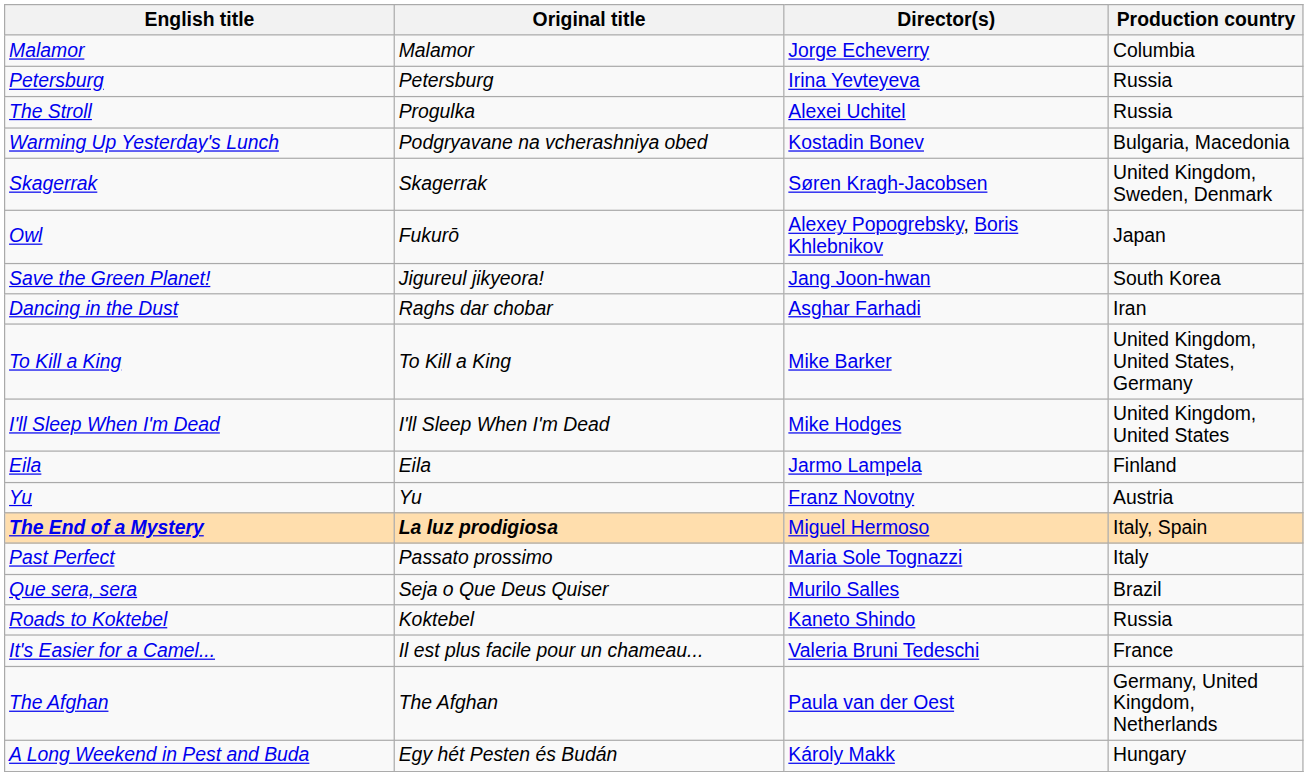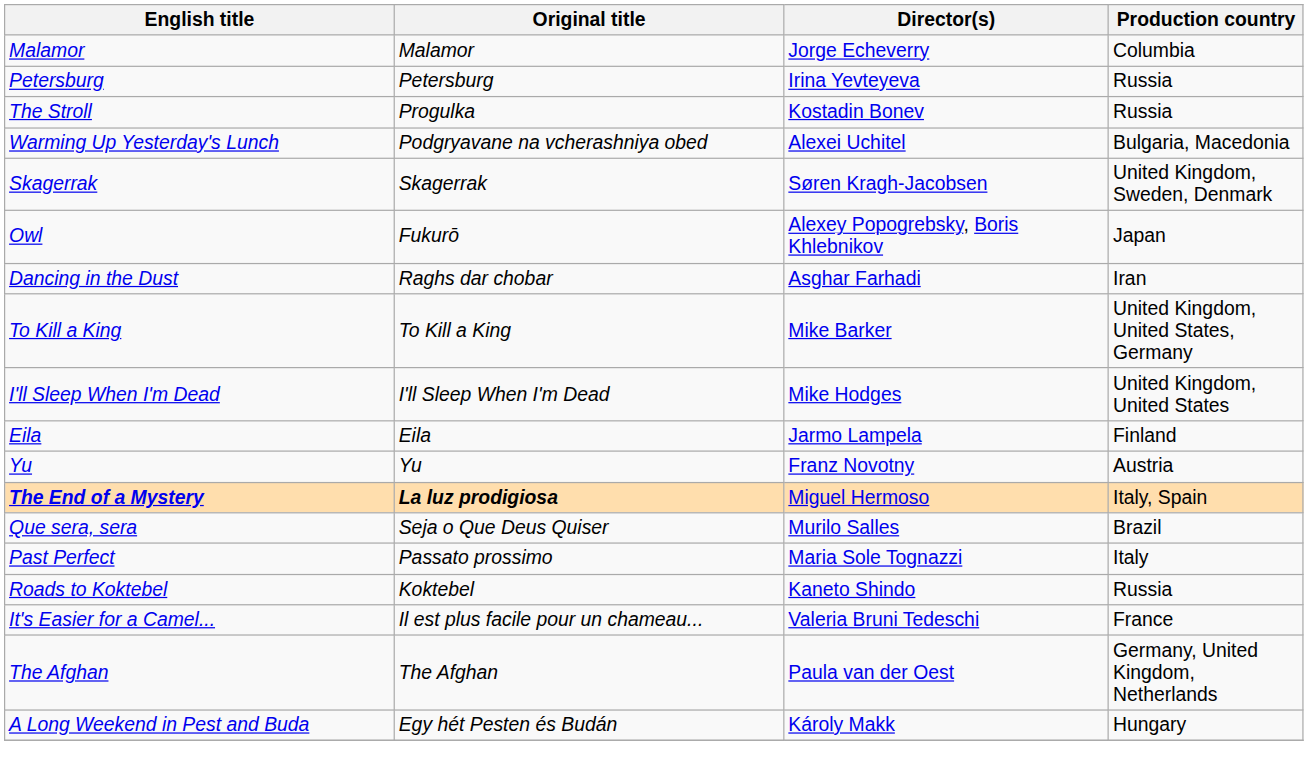(847, 111) Alexei Uchitel -> (856, 111) Kostadin Bonev
(856, 142) Kostadin Bonev -> (847, 142) Alexei Uchitel
- row: (110, 278)
rows swapped: (62, 558) <-> (73, 589)
